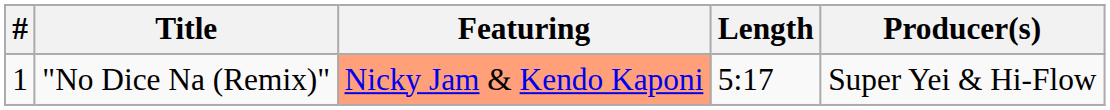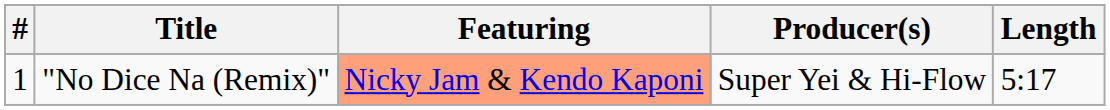columns swapped: (962, 29) <-> (766, 29)
